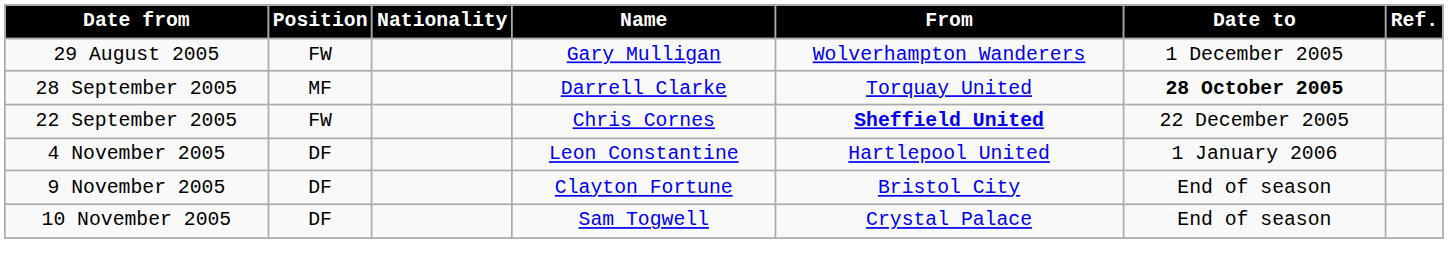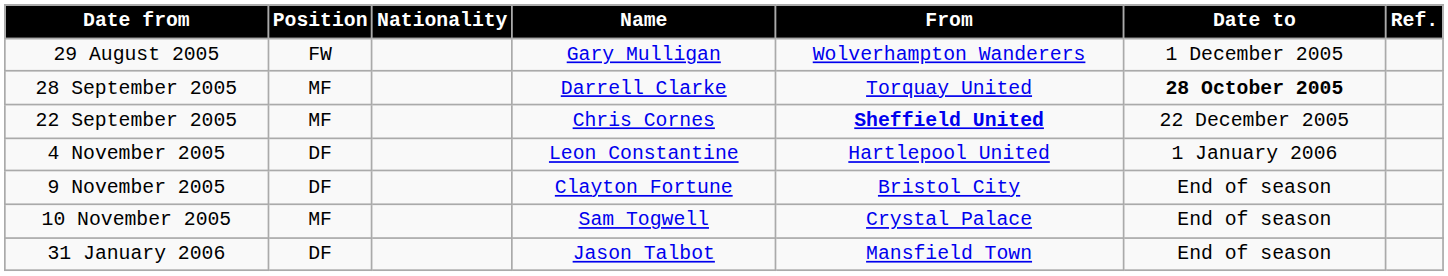(320, 121) FW -> (320, 121) MF
(320, 220) DF -> (320, 220) MF
+ row: (136, 254)
